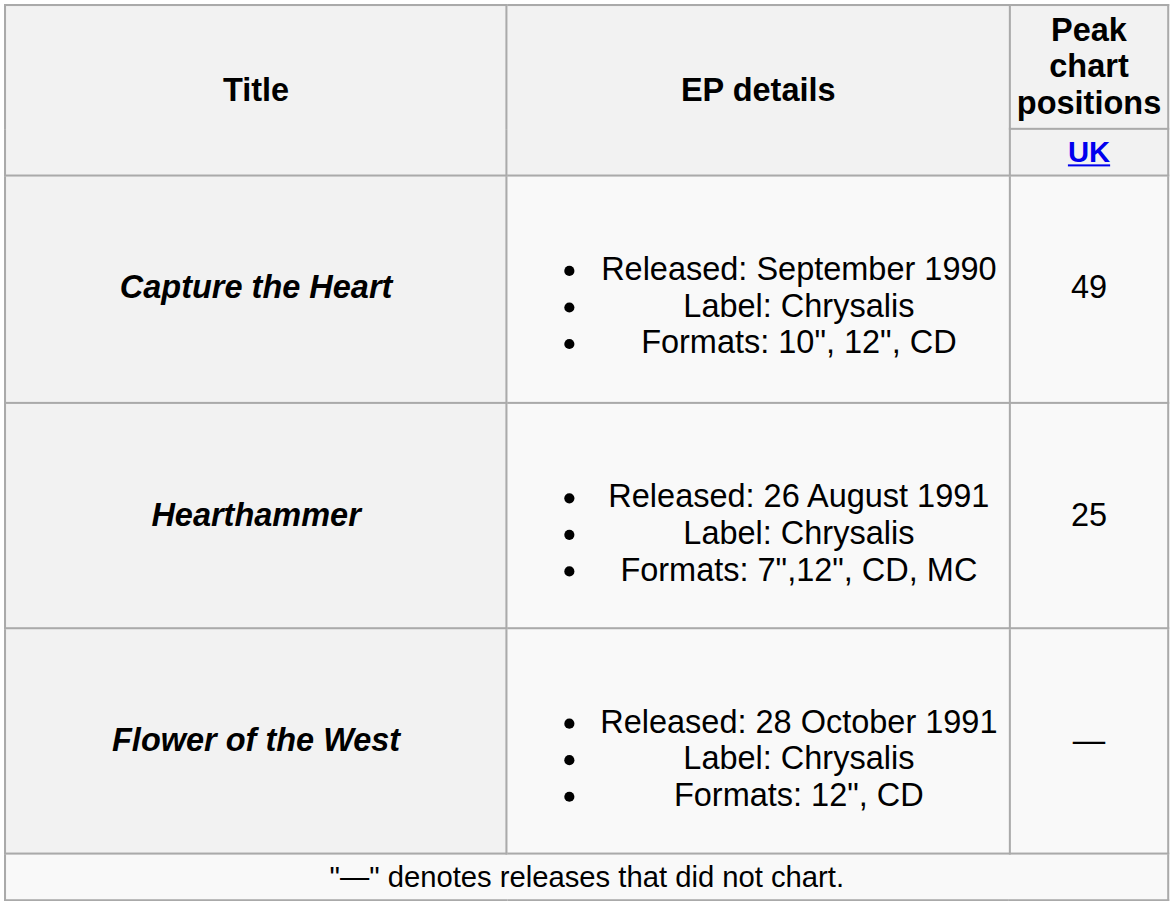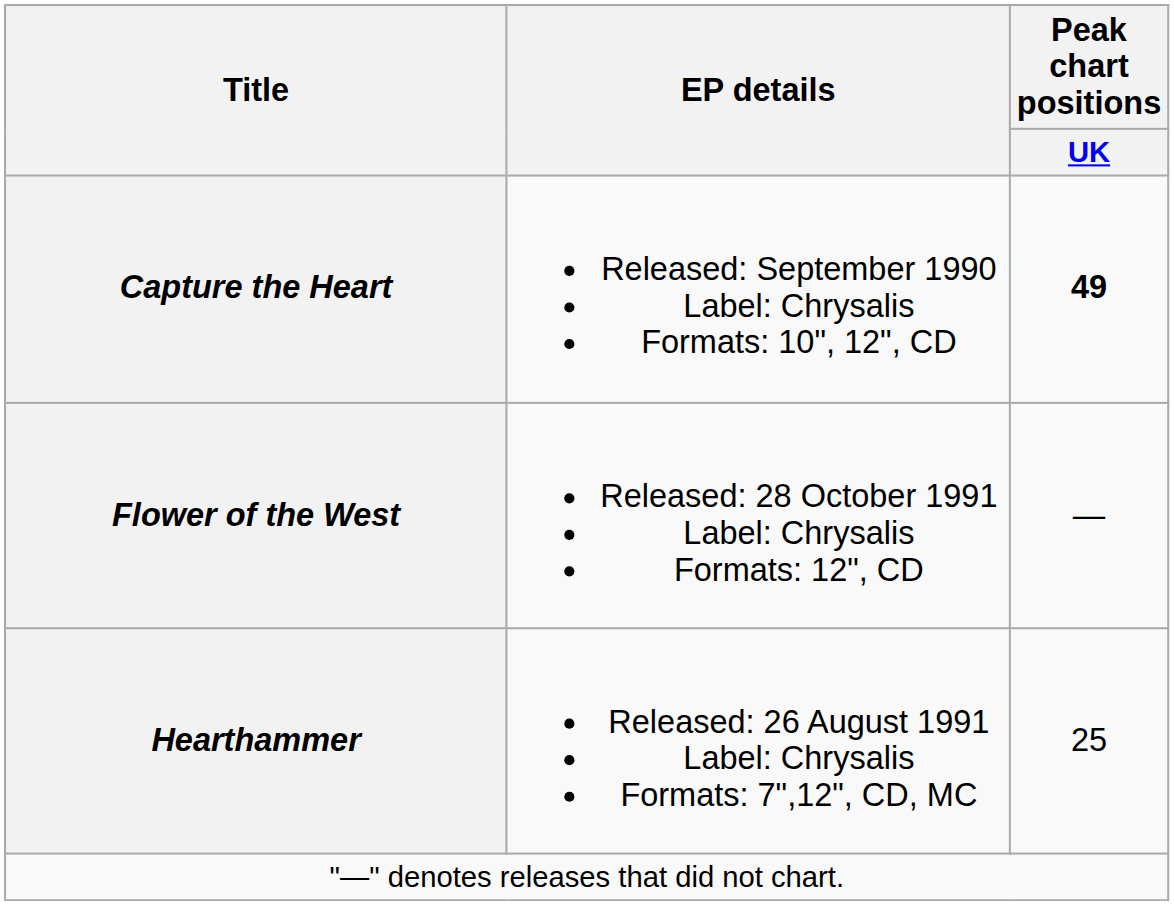(1089, 288) normal -> (1089, 288) bold
rows swapped: (256, 514) <-> (256, 740)
